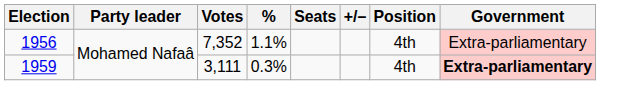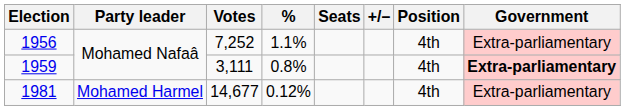(222, 42) 7,352 -> (234, 42) 7,252
(269, 67) 0.3% -> (288, 67) 0.8%
+ row: (39, 92)
